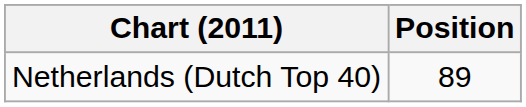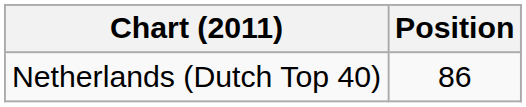(455, 76) 89 -> (455, 76) 86
